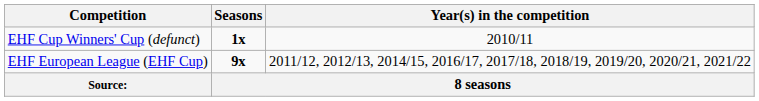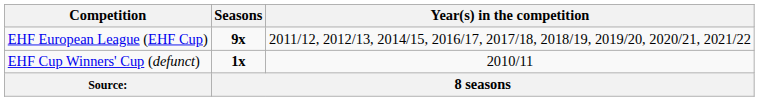rows swapped: (108, 61) <-> (104, 38)
